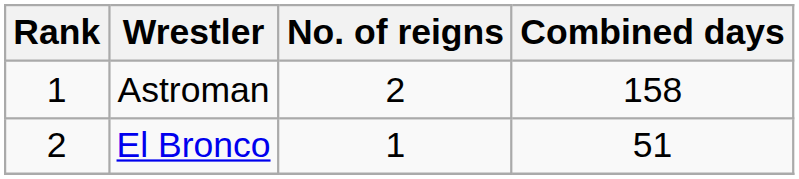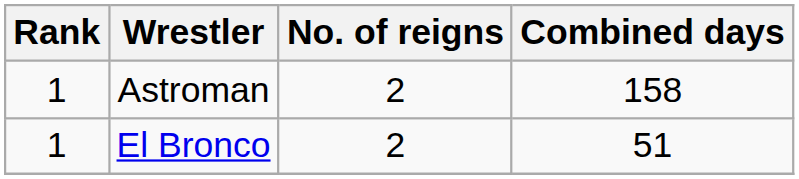(57, 145) 2 -> (57, 145) 1
(395, 145) 1 -> (395, 145) 2
